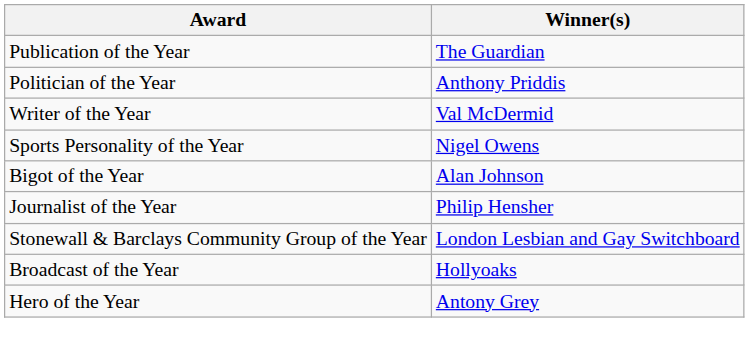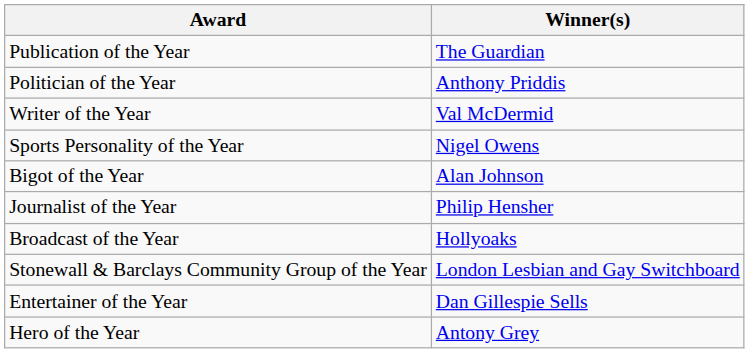rows swapped: (94, 269) <-> (218, 238)
+ row: (98, 301)
